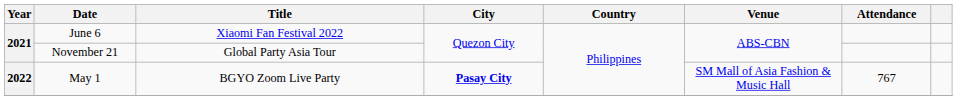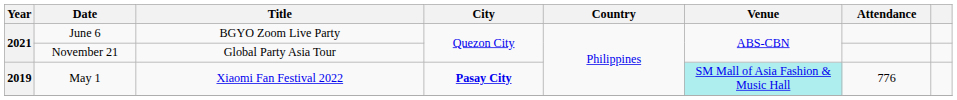(280, 33) Xiaomi Fan Festival 2022 -> (280, 33) BGYO Zoom Live Party
(19, 78) 2022 -> (19, 78) 2019
(280, 78) BGYO Zoom Live Party -> (280, 78) Xiaomi Fan Festival 2022
(763, 78) no background -> (763, 78) paleturquoise background
(887, 78) 767 -> (887, 78) 776
